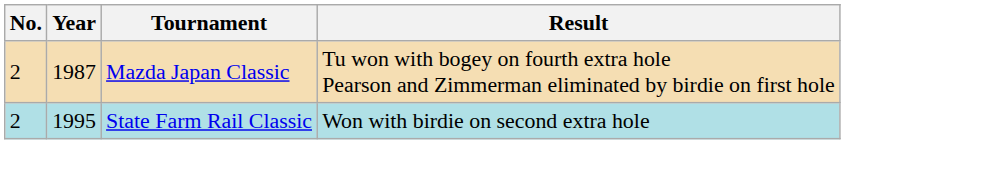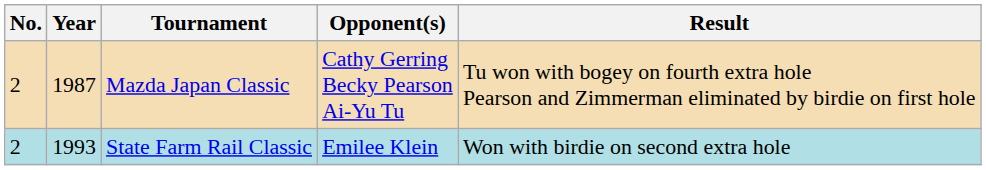+ column: (387, 22)
(74, 120) 1995 -> (74, 146) 1993
